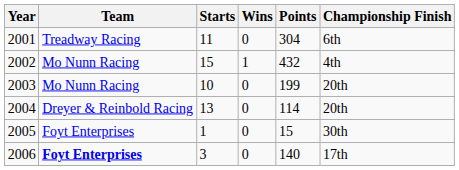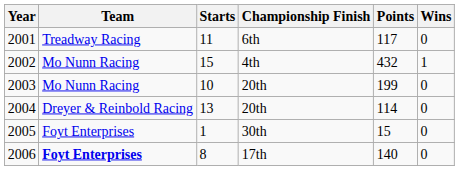columns swapped: (257, 16) <-> (387, 16)
(290, 39) 304 -> (387, 39) 117
(203, 154) 3 -> (203, 154) 8
